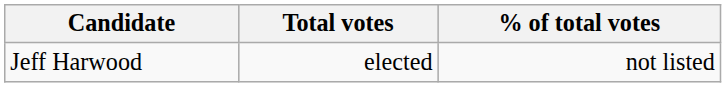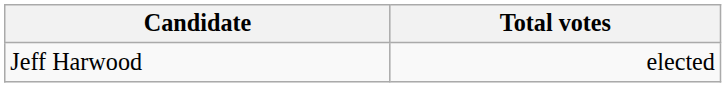- column: (579, 23)
